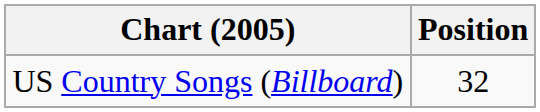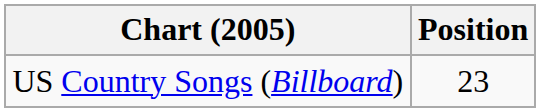(473, 80) 32 -> (473, 80) 23
